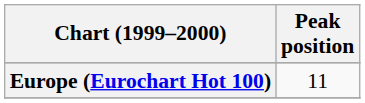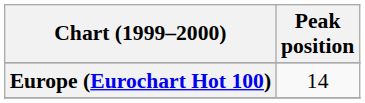(318, 80) 11 -> (318, 80) 14
